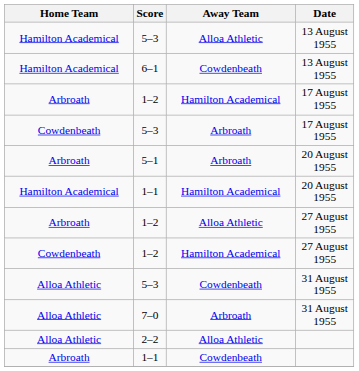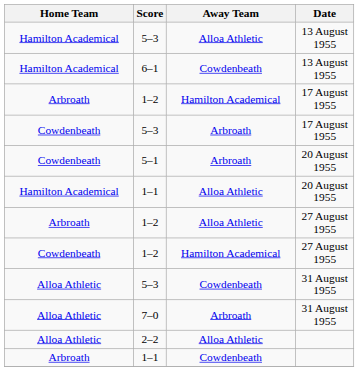(69, 161) Arbroath -> (69, 161) Cowdenbeath
(231, 191) Hamilton Academical -> (231, 191) Alloa Athletic
